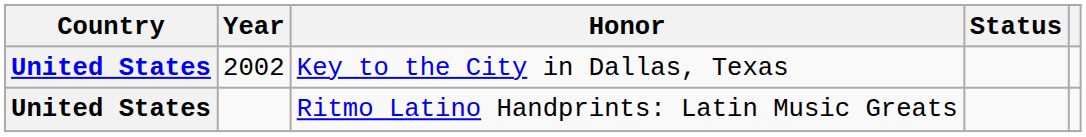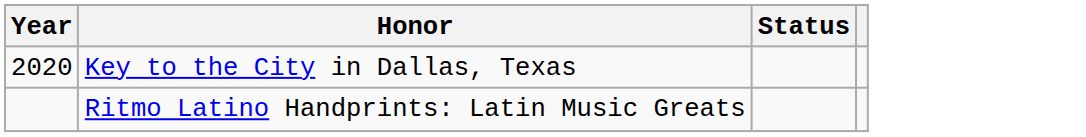- column: (111, 26)
(254, 68) 2002 -> (42, 68) 2020
